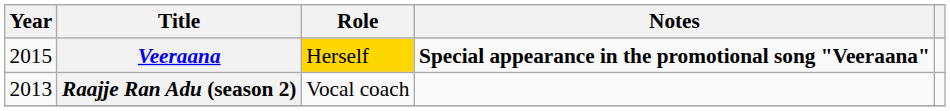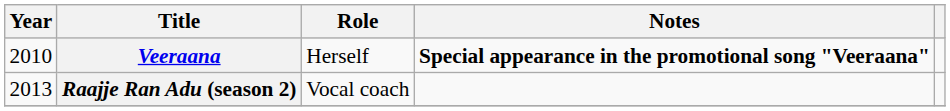(31, 55) 2015 -> (31, 55) 2010
(338, 55) gold background -> (338, 55) no background
